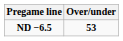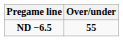(91, 28) 53 -> (91, 28) 55
